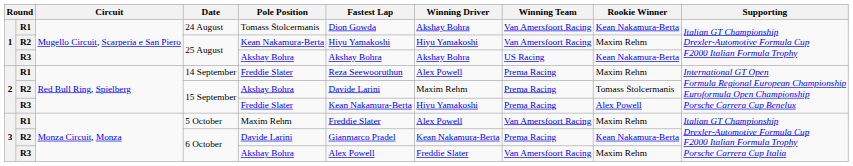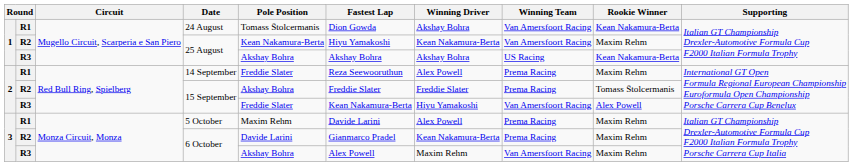(447, 42) Hiyu Yamakoshi -> (458, 42) Kean Nakamura-Berta
(354, 89) Davide Larini -> (355, 89) Freddie Slater
(442, 89) Maxim Rehm -> (442, 89) Freddie Slater
(530, 105) Prema Racing -> (548, 105) Van Amersfoort Racing
(355, 120) Freddie Slater -> (354, 120) Davide Larini
(548, 120) Van Amersfoort Racing -> (530, 120) Prema Racing
(637, 136) Kean Nakamura-Berta -> (621, 136) Maxim Rehm
(442, 153) Freddie Slater -> (442, 153) Maxim Rehm
